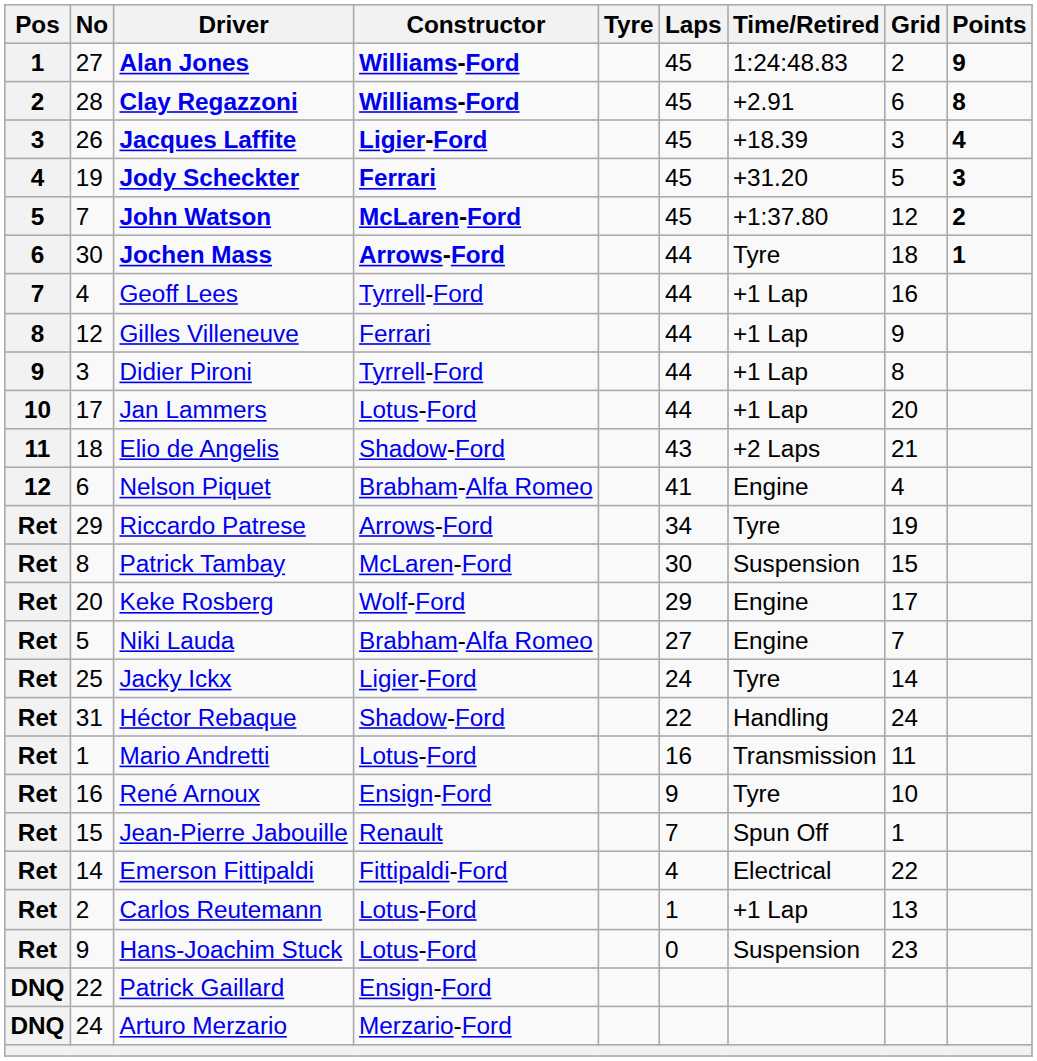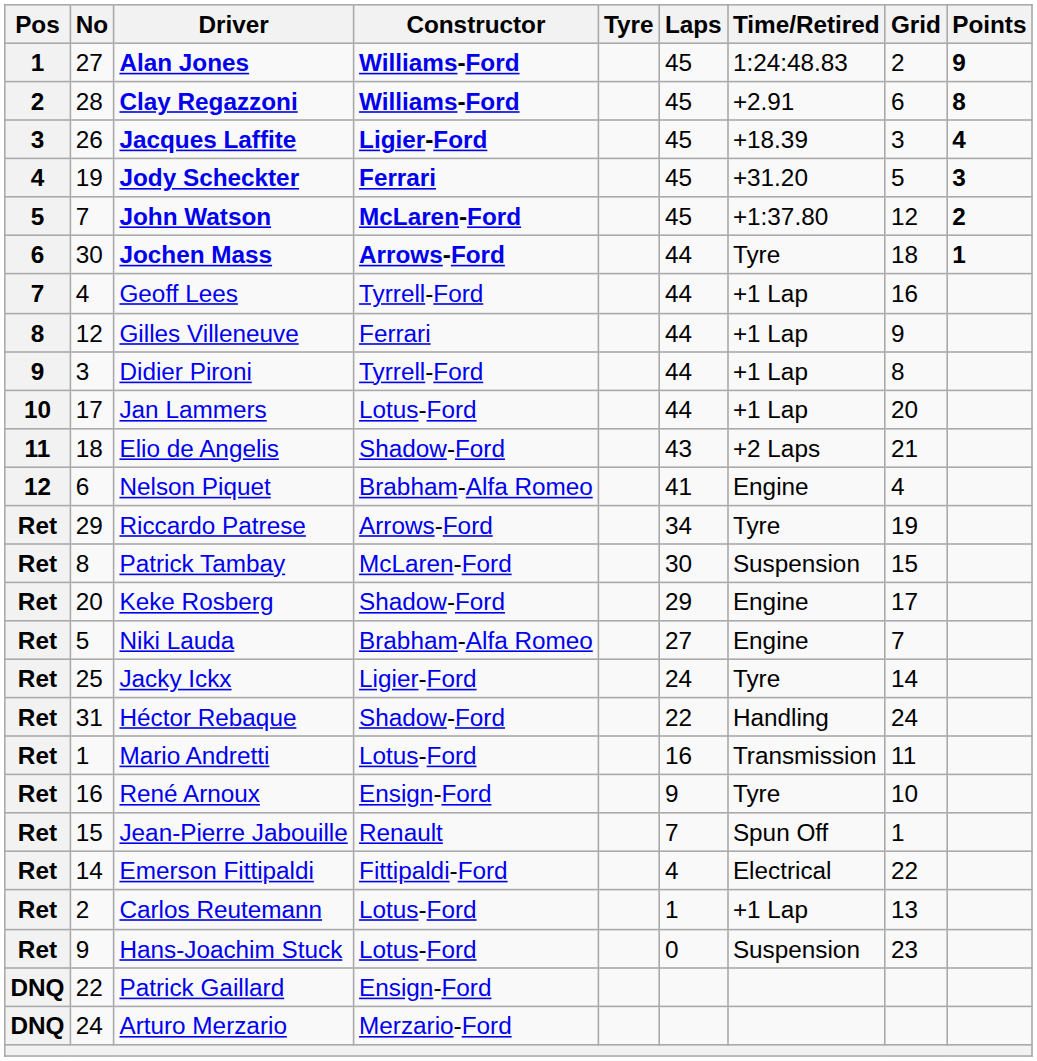(412, 602) Wolf-Ford -> (432, 602) Shadow-Ford
